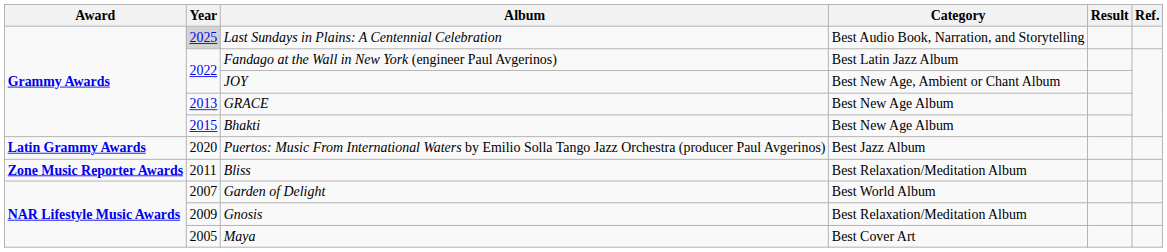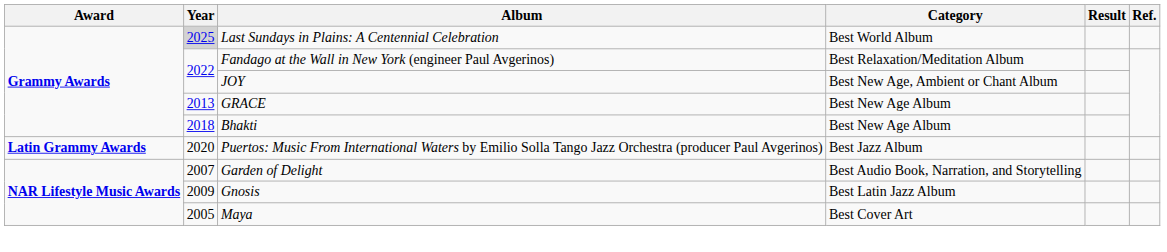(958, 37) Best Audio Book, Narration, and Storytelling -> (881, 37) Best World Album
(895, 59) Best Latin Jazz Album -> (926, 59) Best Relaxation/Meditation Album
(203, 125) 2015 -> (201, 125) 2018
- row: (237, 170)
(884, 192) Best World Album -> (955, 170) Best Audio Book, Narration, and Storytelling
(929, 214) Best Relaxation/Meditation Album -> (892, 192) Best Latin Jazz Album
